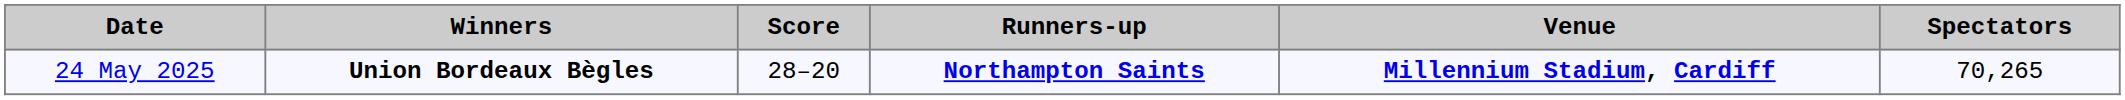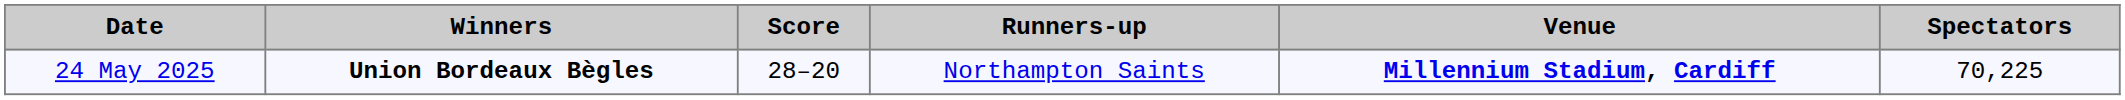(1074, 72) bold -> (1074, 72) normal
(2000, 72) 70,265 -> (2000, 72) 70,225
